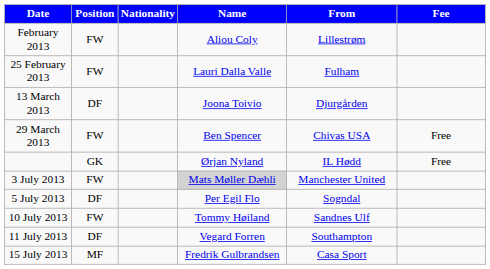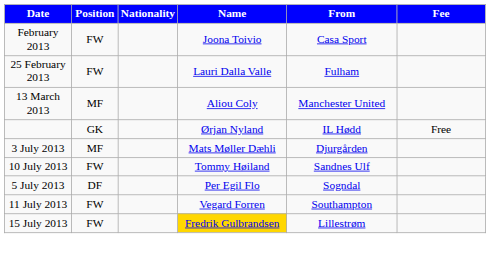(232, 39) Aliou Coly -> (232, 39) Joona Toivio
(342, 39) Lillestrøm -> (342, 39) Casa Sport
(95, 104) DF -> (95, 104) MF
(232, 104) Joona Toivio -> (232, 104) Aliou Coly
(342, 104) Djurgården -> (342, 104) Manchester United
- row: (38, 136)
(95, 180) FW -> (95, 148) MF
(232, 180) lightgrey background -> (232, 148) no background
(342, 180) Manchester United -> (342, 148) Djurgården
rows swapped: (38, 199) <-> (38, 218)
(95, 236) DF -> (95, 204) FW
(95, 255) MF -> (95, 223) FW
(232, 255) no background -> (232, 223) gold background
(342, 255) Casa Sport -> (342, 223) Lillestrøm
